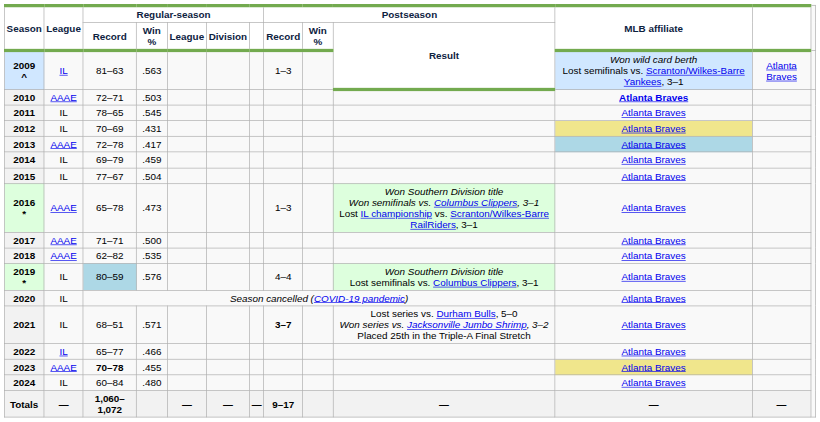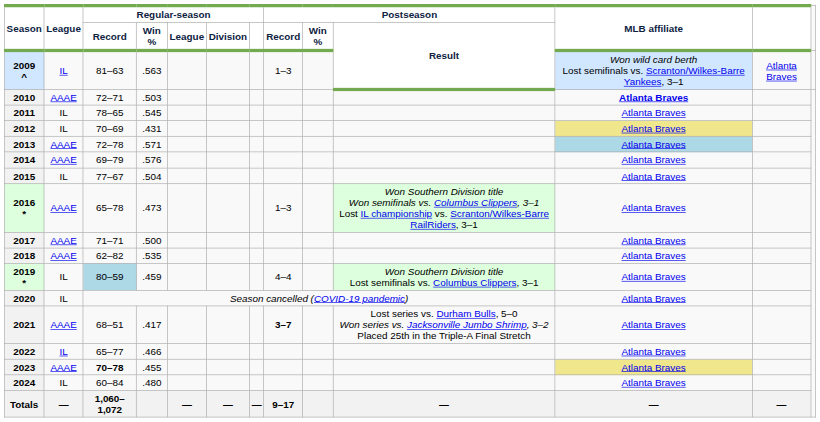(152, 145) .417 -> (152, 145) .571
(64, 160) IL -> (64, 160) AAAE
(152, 160) .459 -> (152, 160) .576
(152, 277) .576 -> (152, 277) .459
(64, 325) IL -> (64, 325) AAAE
(152, 325) .571 -> (152, 325) .417
